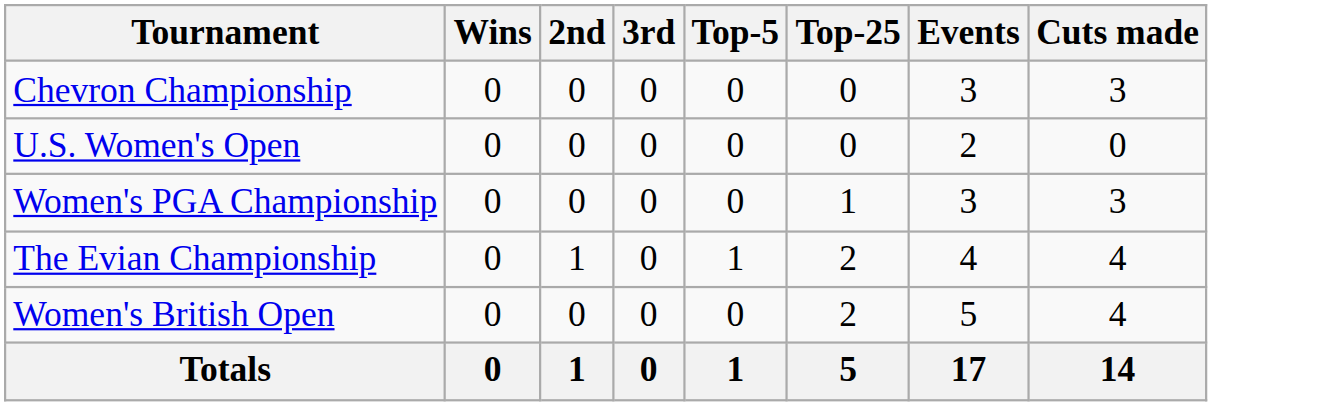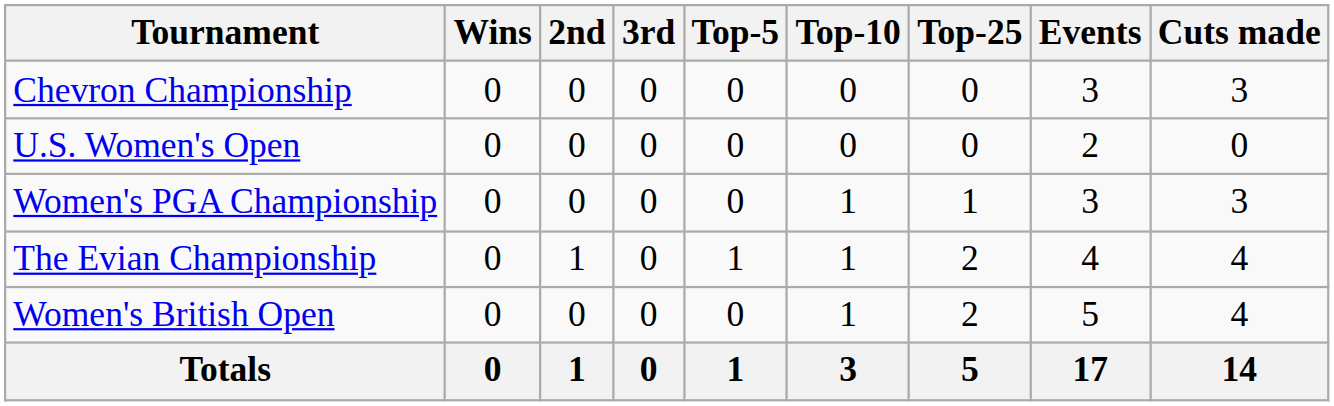+ column: (848, 32)
